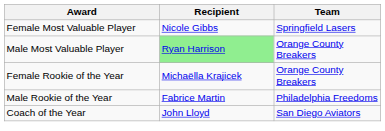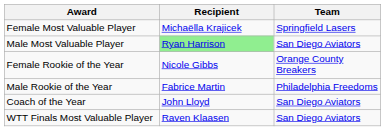(190, 28) Nicole Gibbs -> (202, 28) Michaëlla Krajicek
(310, 49) Orange County Breakers -> (318, 43) San Diego Aviators
(202, 76) Michaëlla Krajicek -> (190, 65) Nicole Gibbs
+ row: (80, 117)
